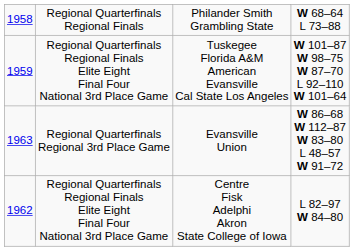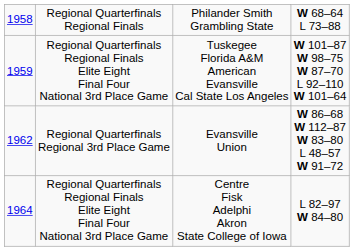(20, 140) 1963 -> (20, 140) 1962
(20, 211) 1962 -> (20, 211) 1964
